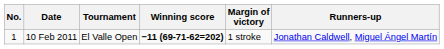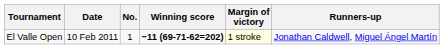columns swapped: (14, 17) <-> (109, 17)
(244, 37) no background -> (244, 37) lightyellow background
